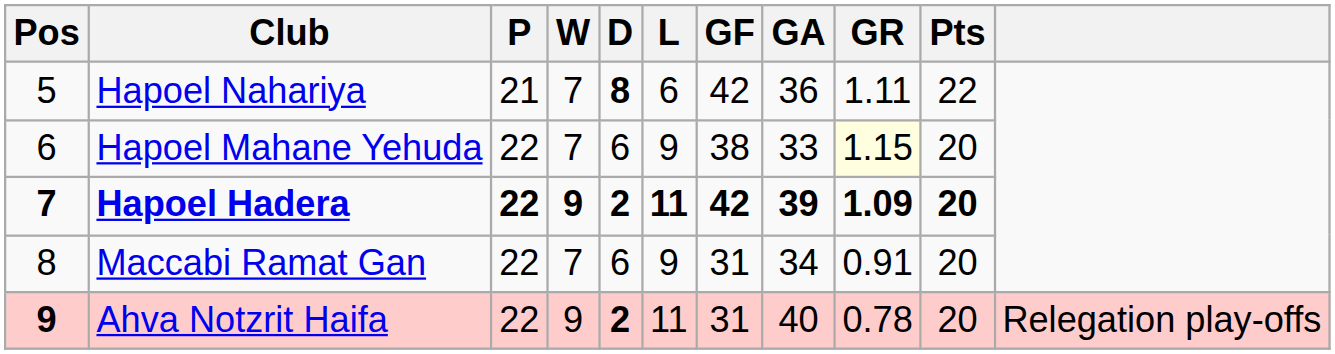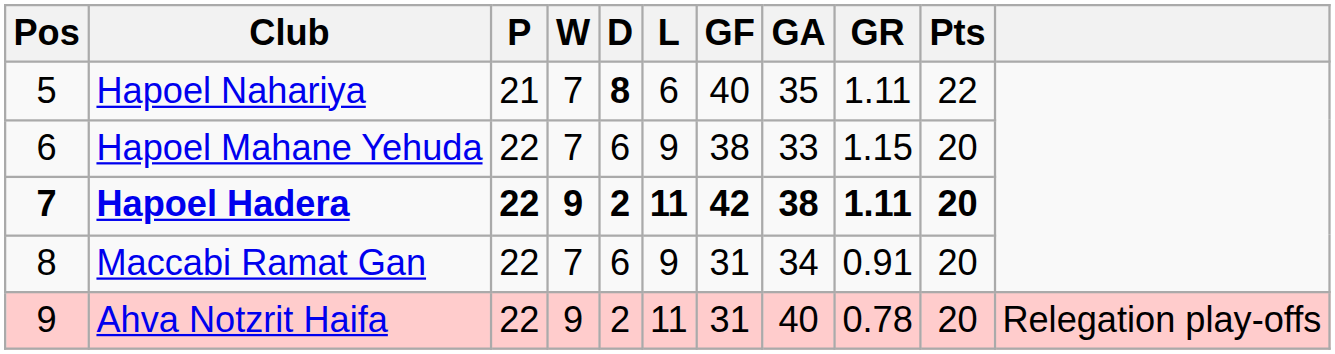(730, 90) 42 -> (730, 90) 40
(799, 90) 36 -> (799, 90) 35
(878, 147) lightyellow background -> (878, 147) no background
(799, 205) 39 -> (799, 205) 38
(878, 205) 1.09 -> (878, 205) 1.11
(47, 319) bold -> (47, 319) normal
(620, 319) bold -> (620, 319) normal
